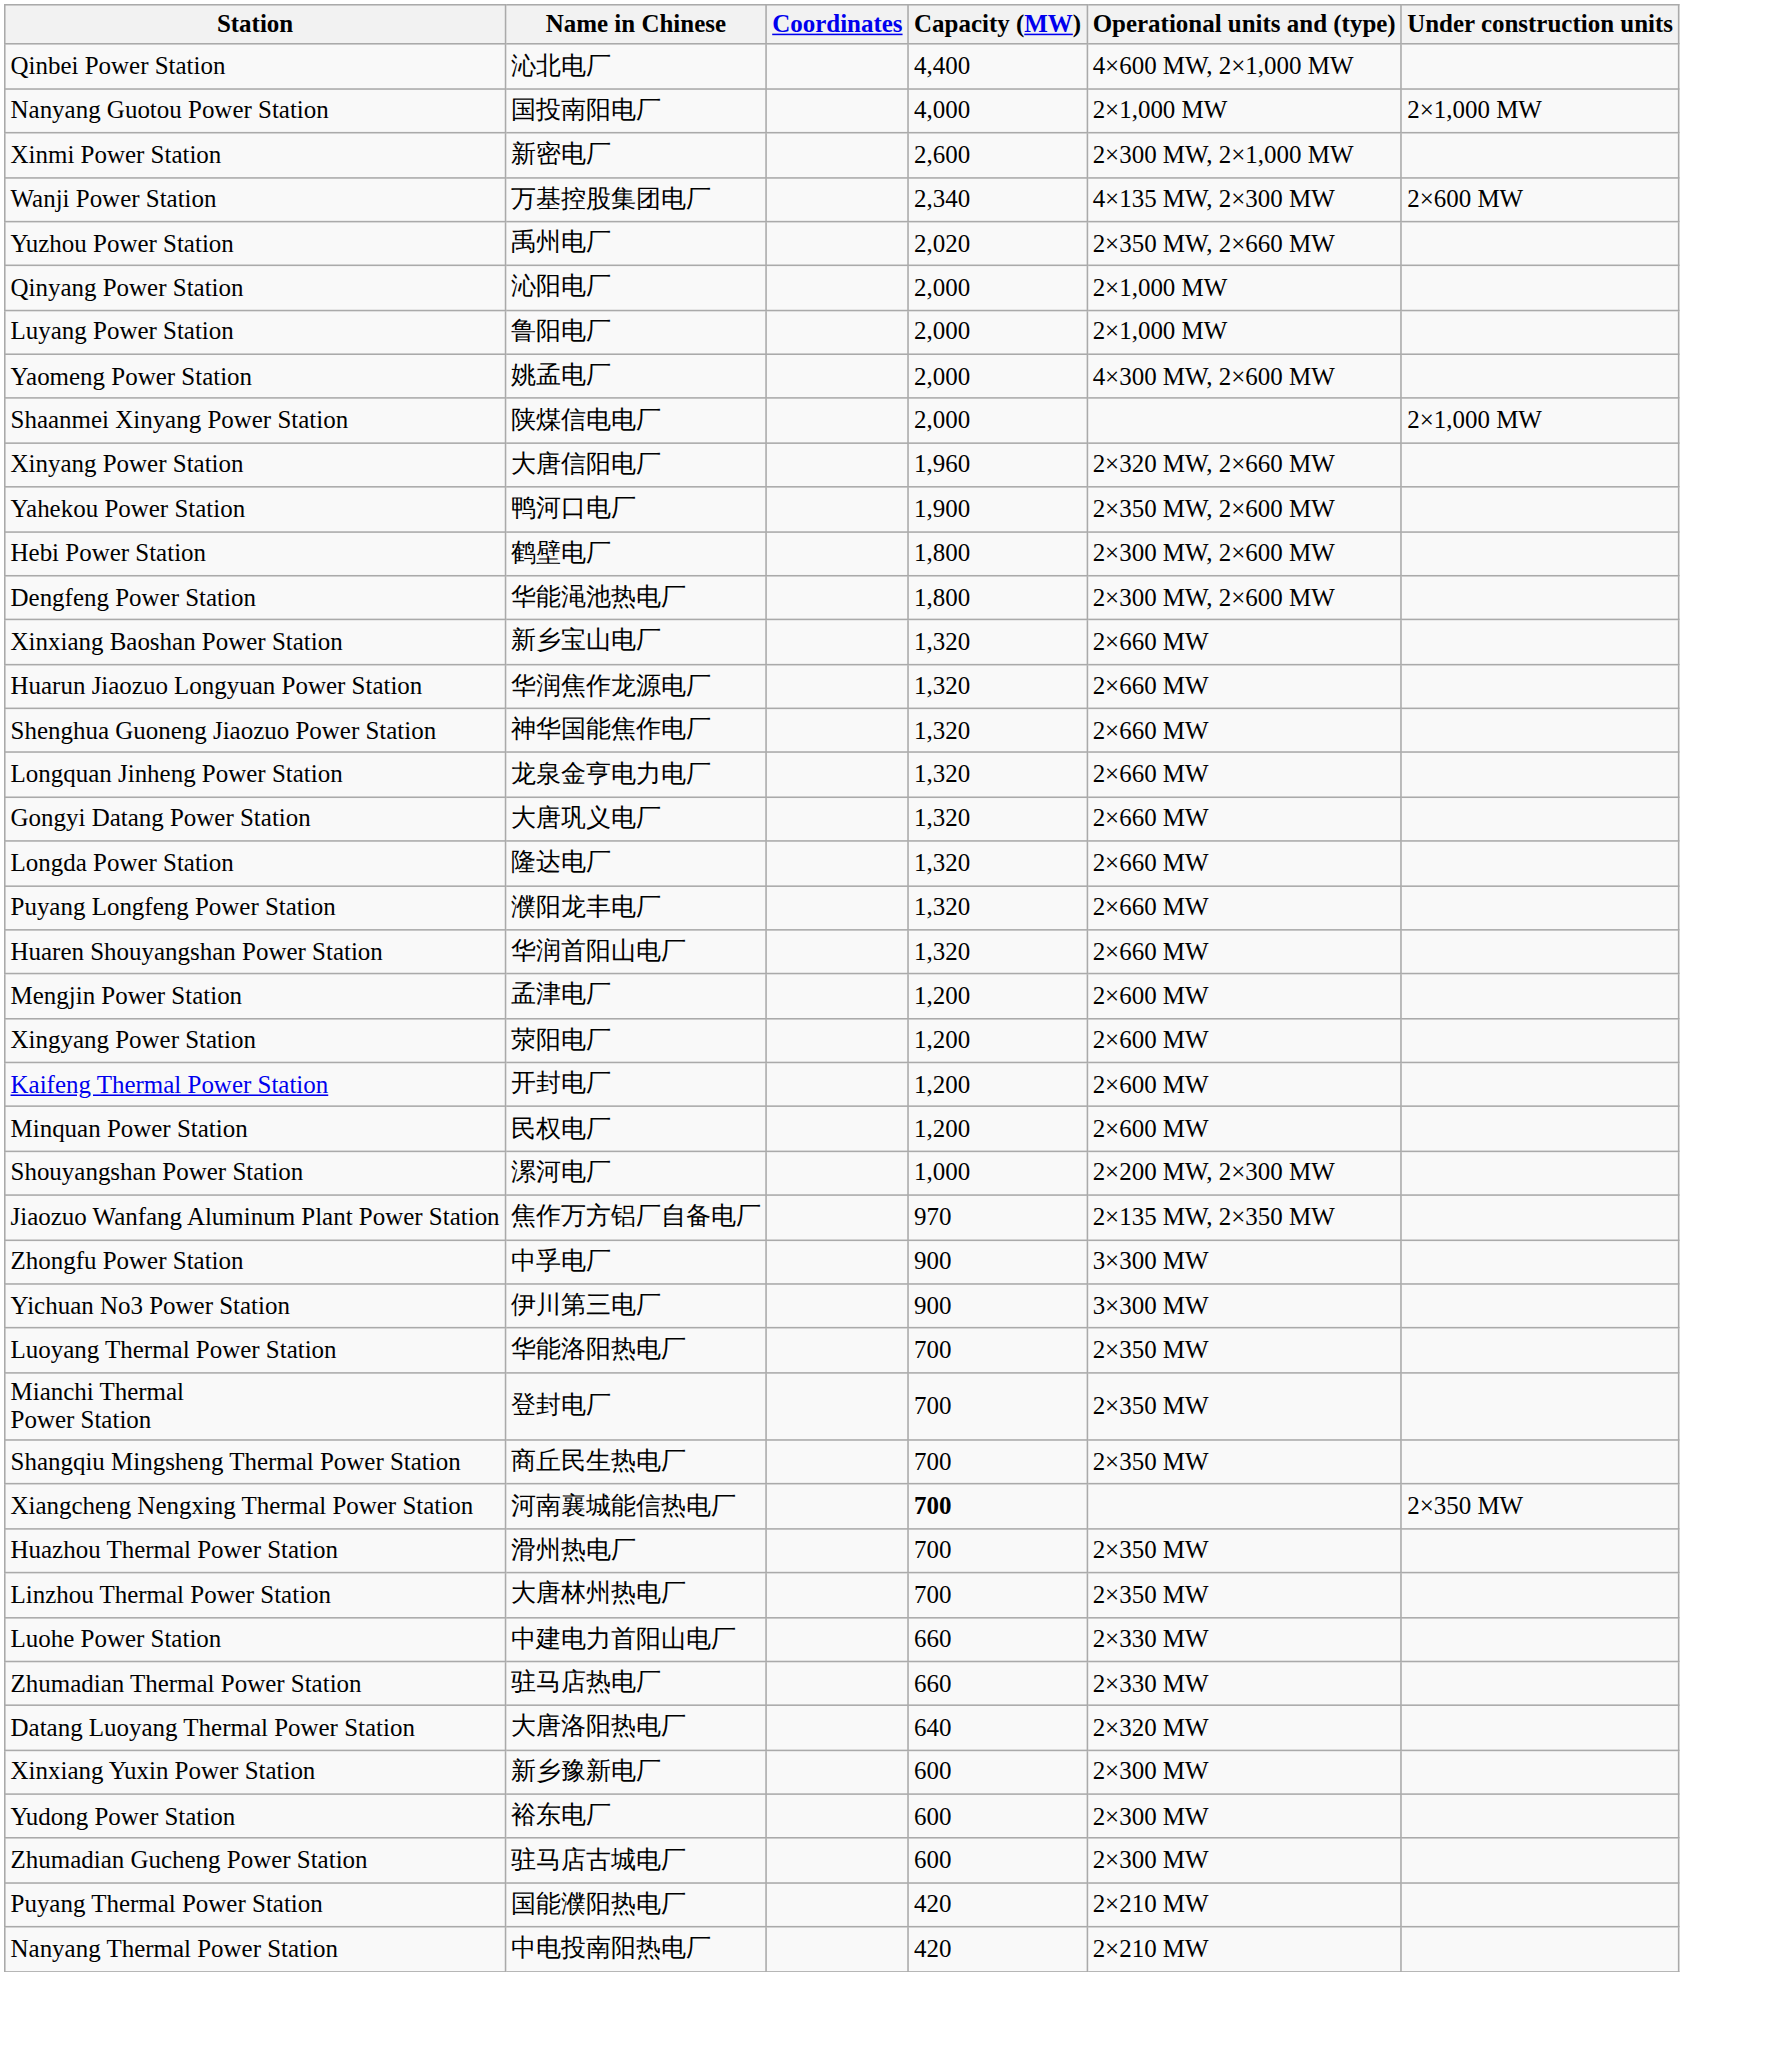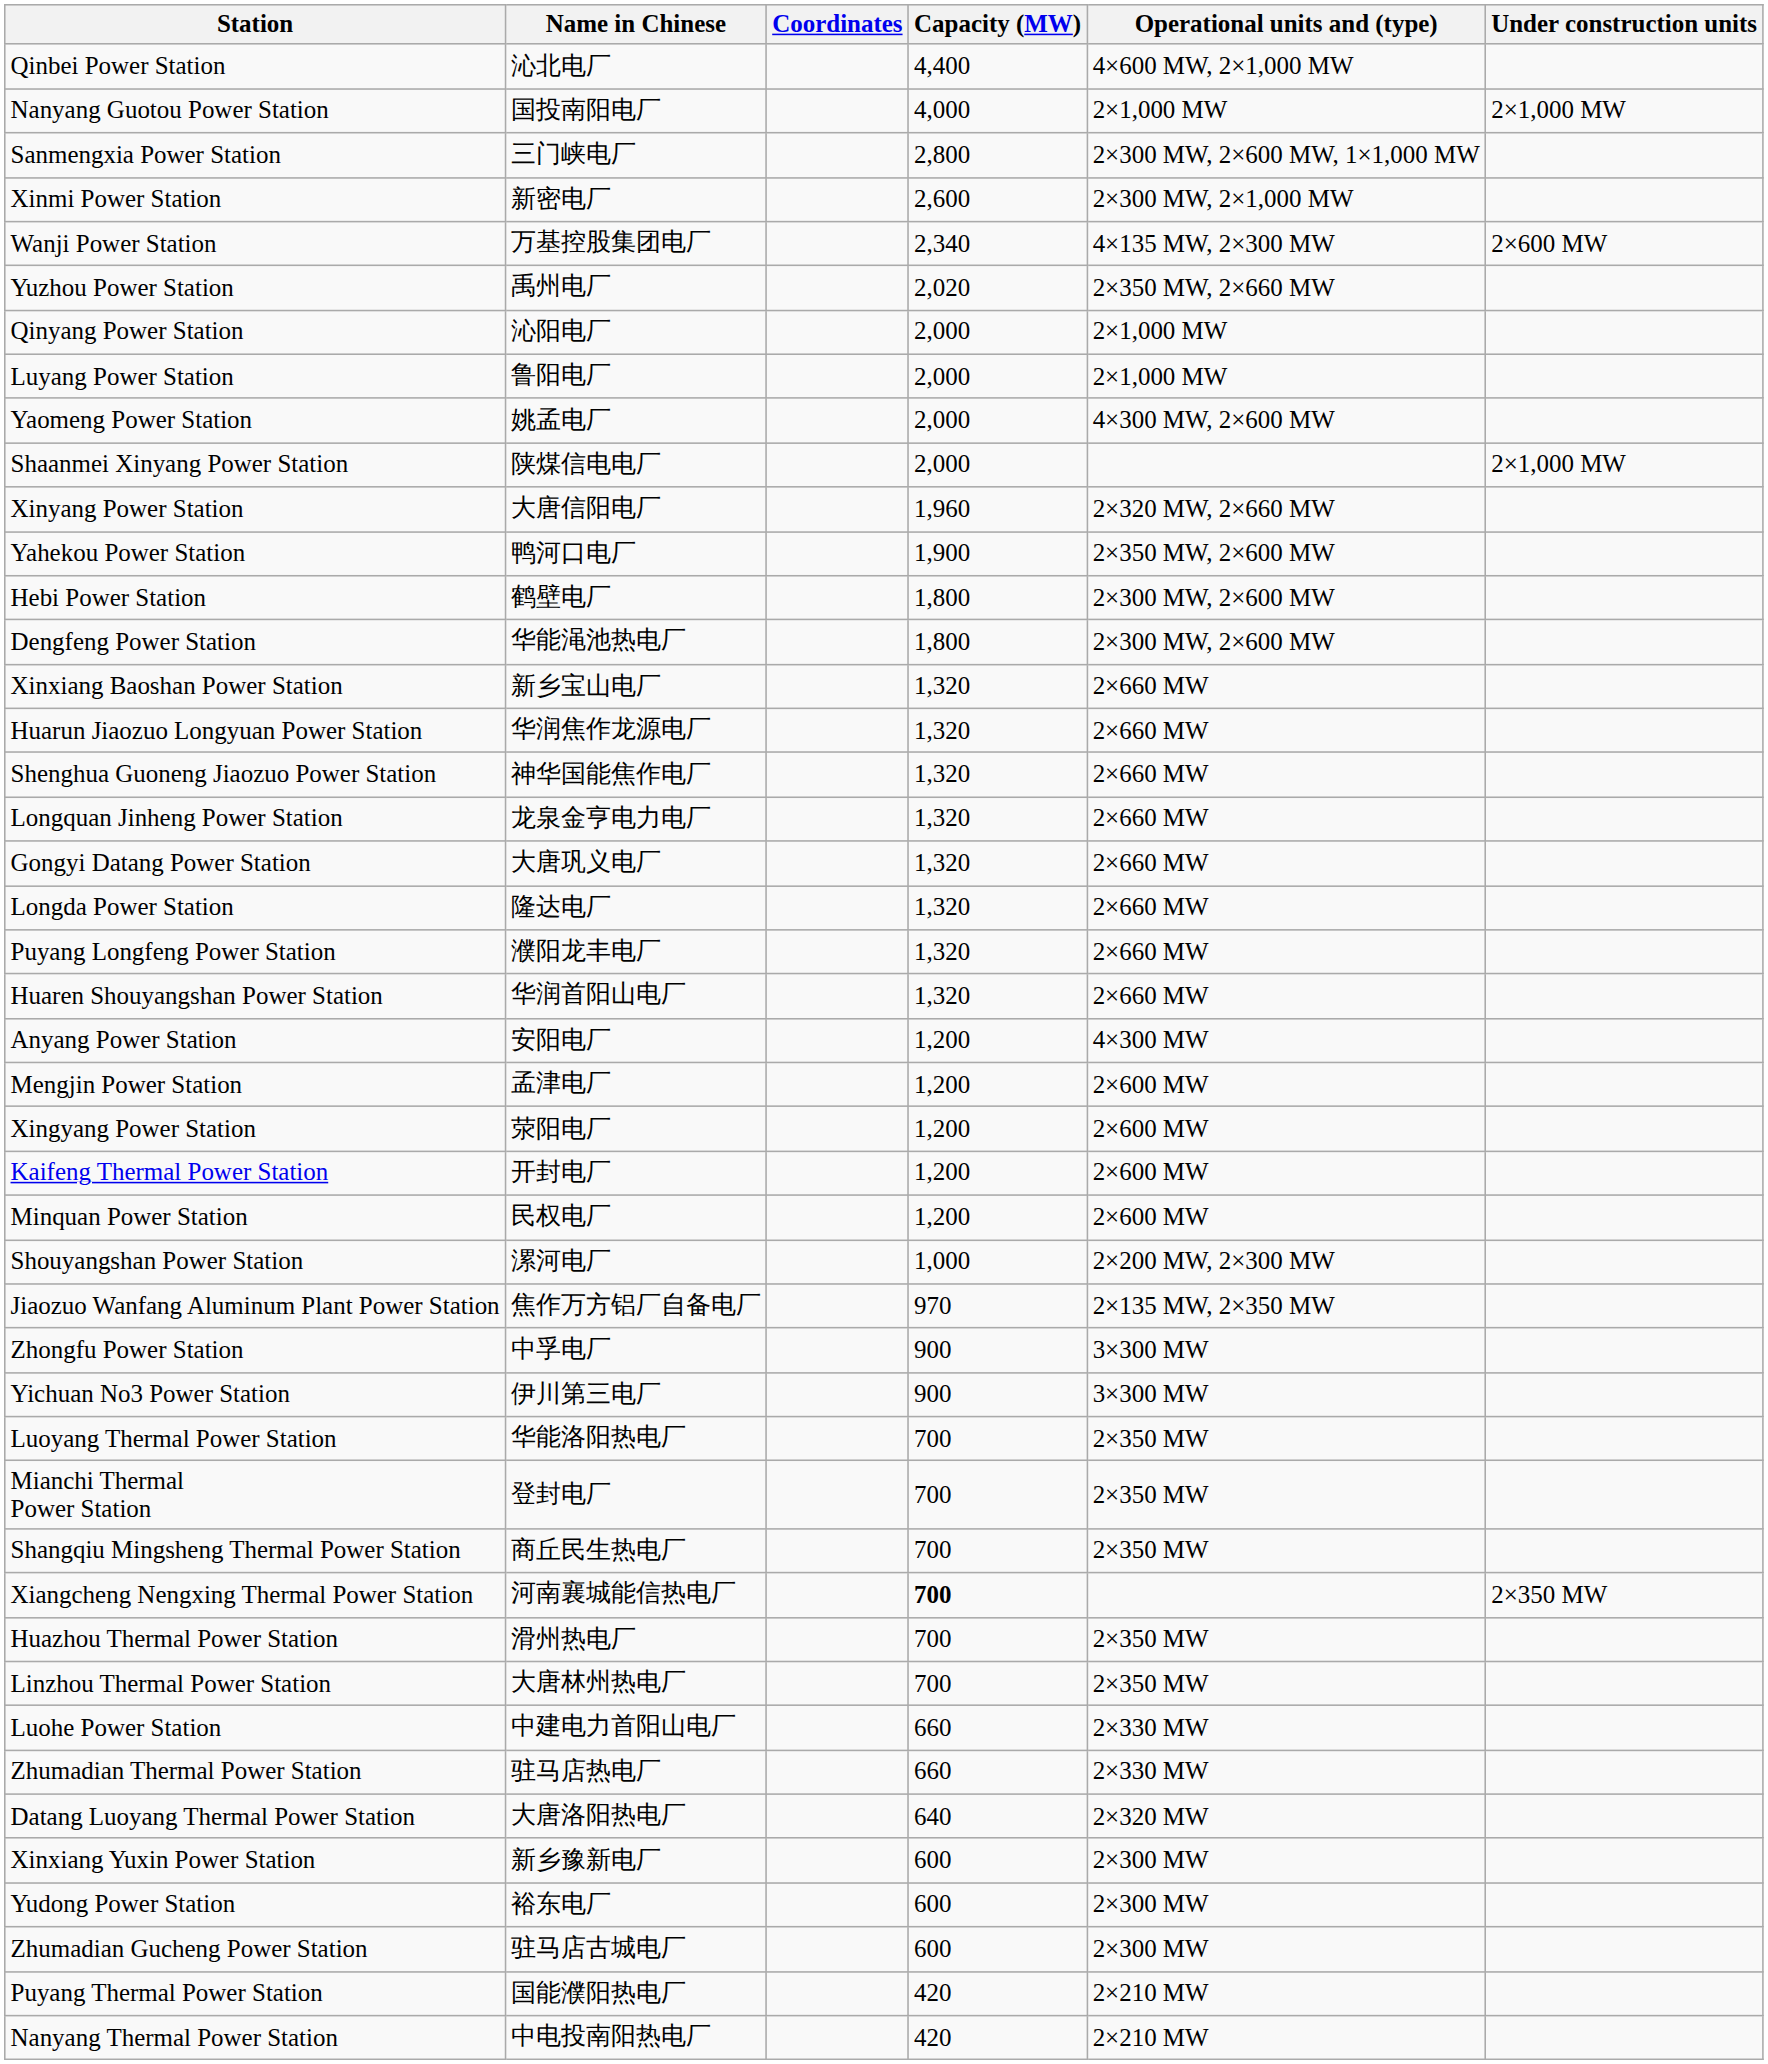+ row: (146, 154)
+ row: (124, 1040)
